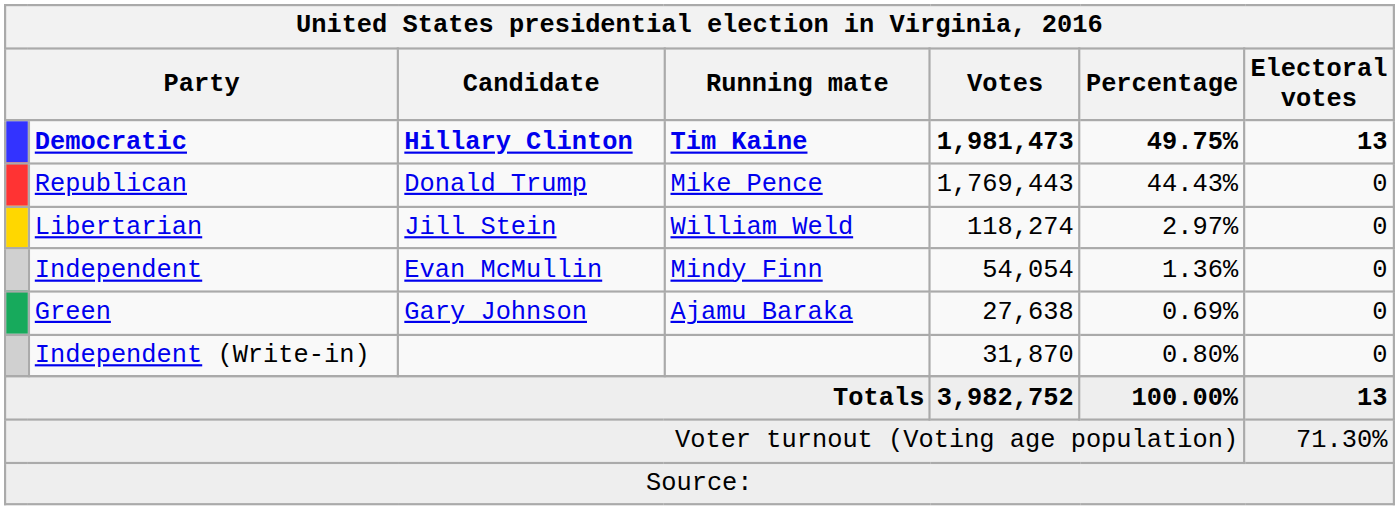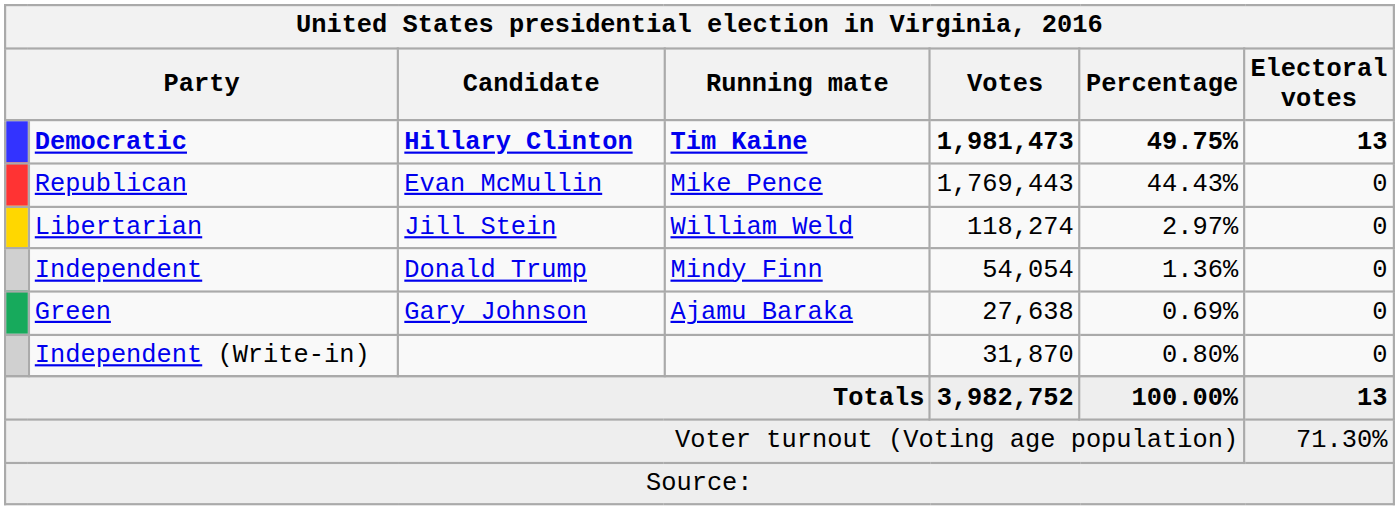(496, 184) Donald Trump -> (503, 184) Evan McMullin
(503, 270) Evan McMullin -> (496, 270) Donald Trump
